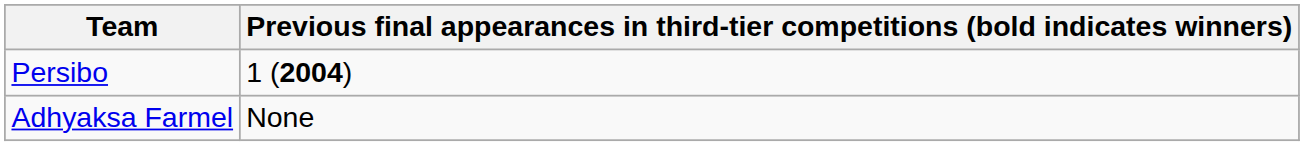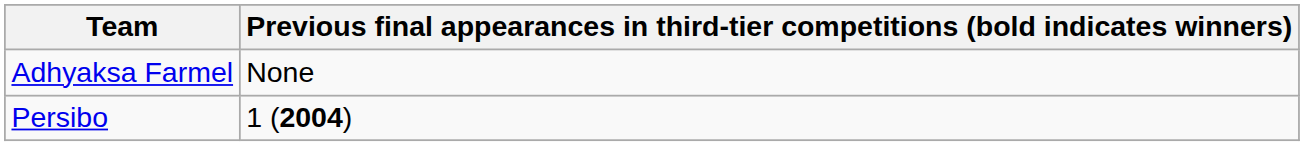rows swapped: (122, 117) <-> (60, 72)
